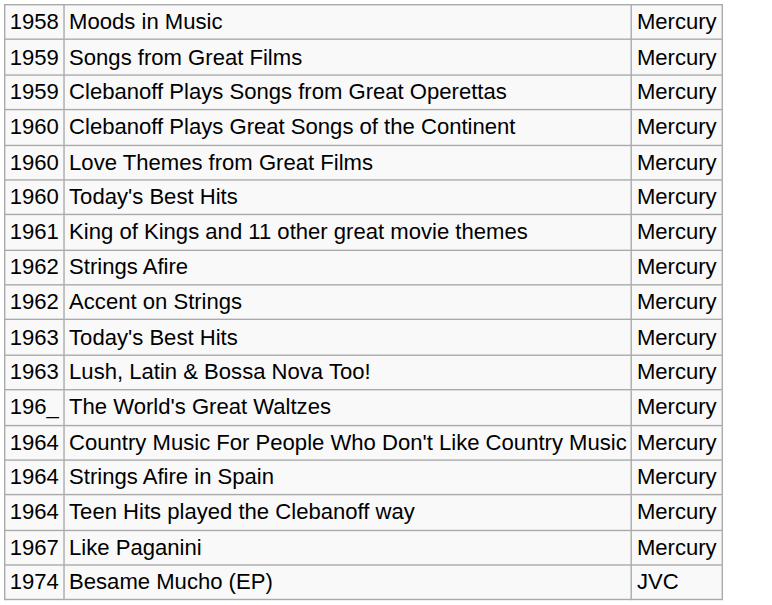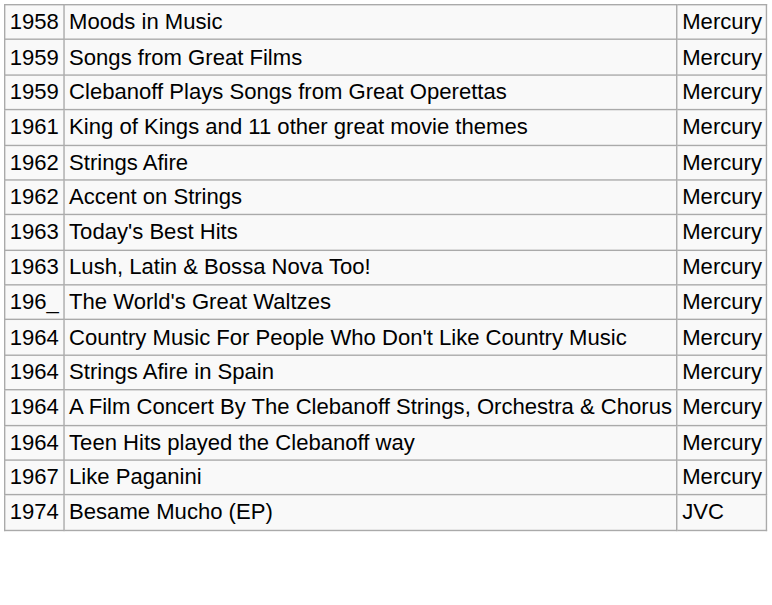- row: (34, 127)
- row: (34, 162)
- row: (34, 197)
+ row: (34, 407)
